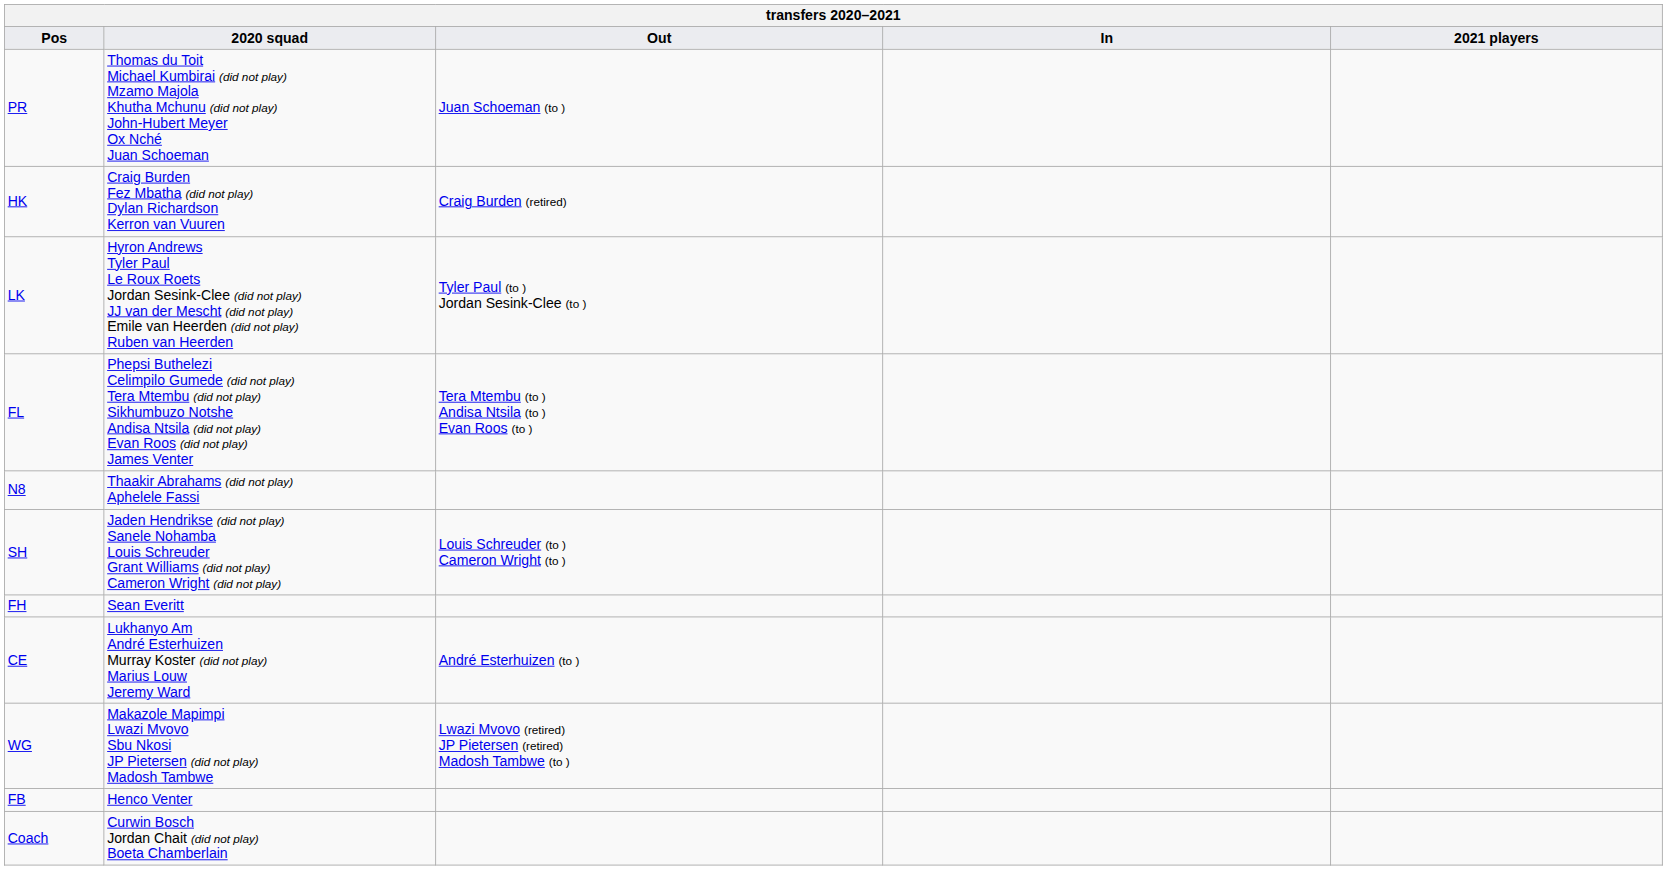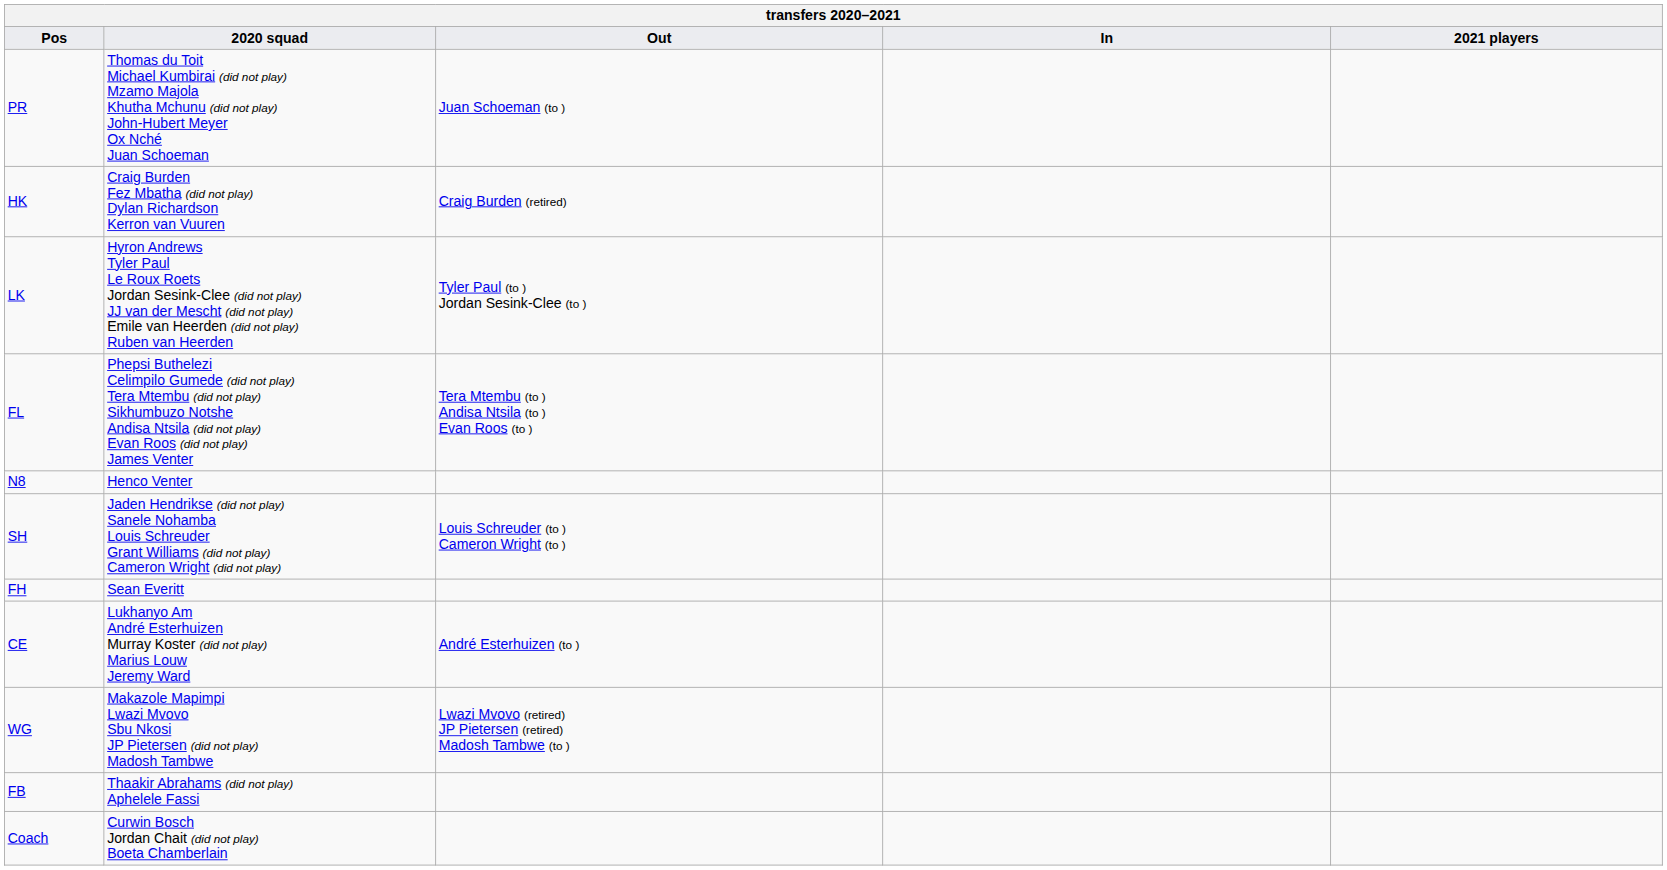(200, 490) Thaakir Abrahams (did not play) Aphelele Fassi -> (150, 482) Henco Venter
(150, 799) Henco Venter -> (200, 791) Thaakir Abrahams (did not play) Aphelele Fassi
